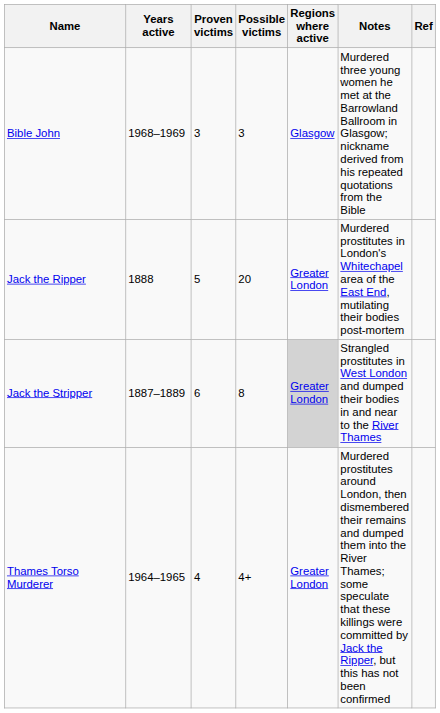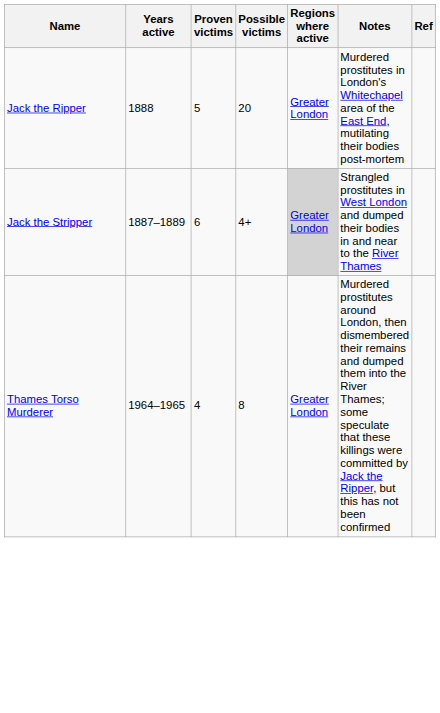- row: (33, 133)
(241, 393) 8 -> (245, 222) 4+
(245, 577) 4+ -> (241, 406) 8
